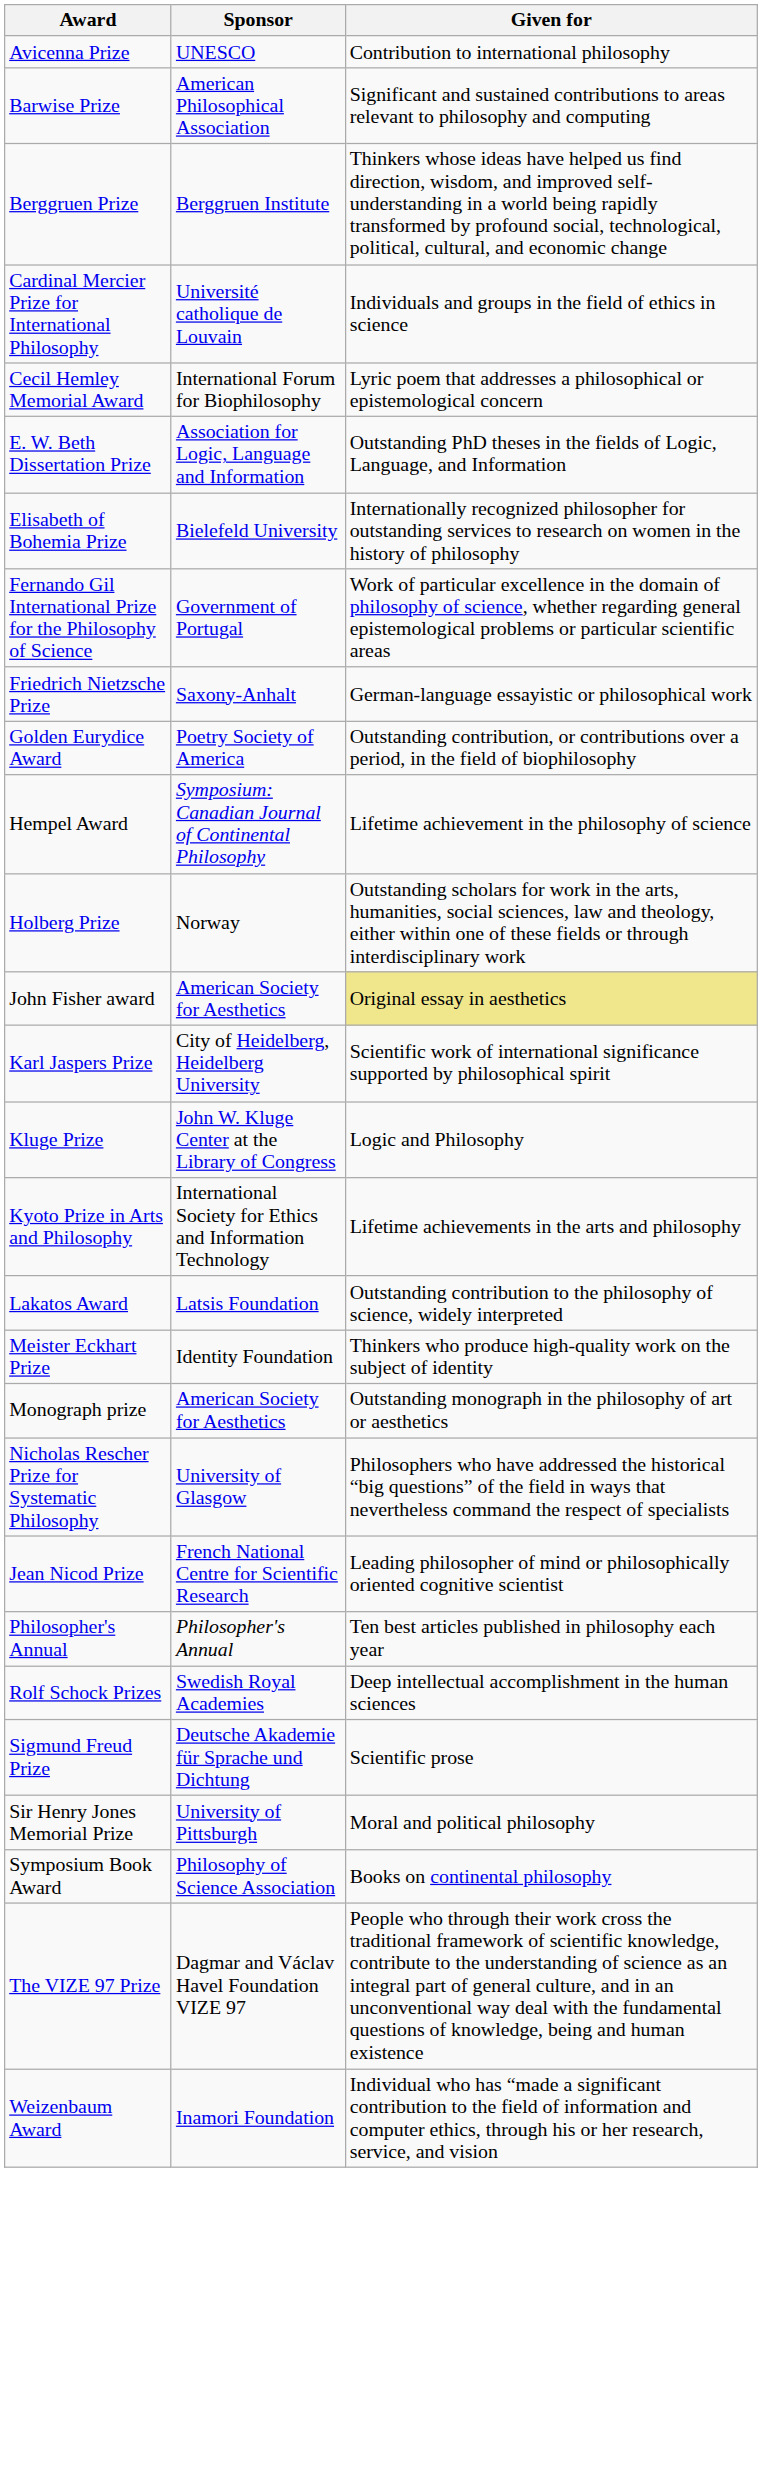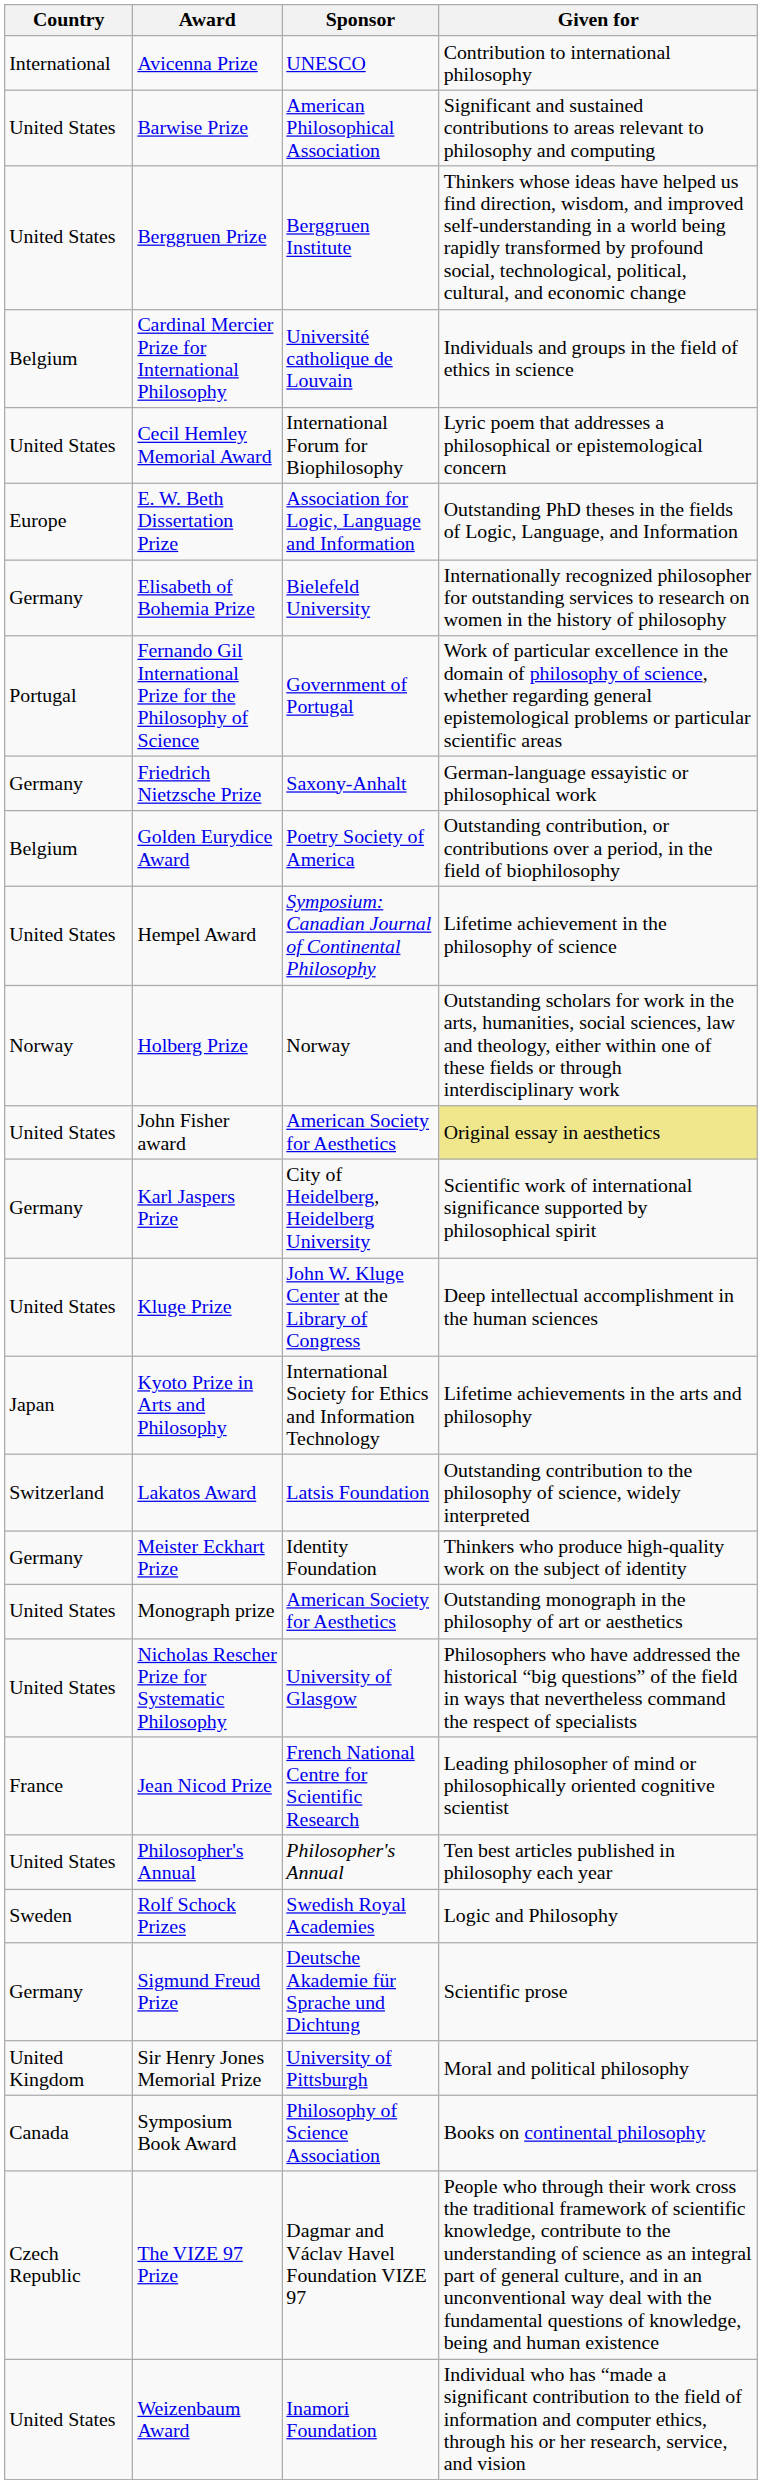+ column: (69, 20)
(437, 1139) Logic and Philosophy -> (589, 1306) Deep intellectual accomplishment in the human sciences
(539, 1692) Deep intellectual accomplishment in the human sciences -> (531, 1915) Logic and Philosophy
